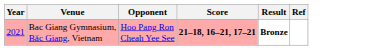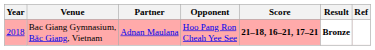+ column: (150, 12)
(16, 32) 2021 -> (16, 32) 2018
